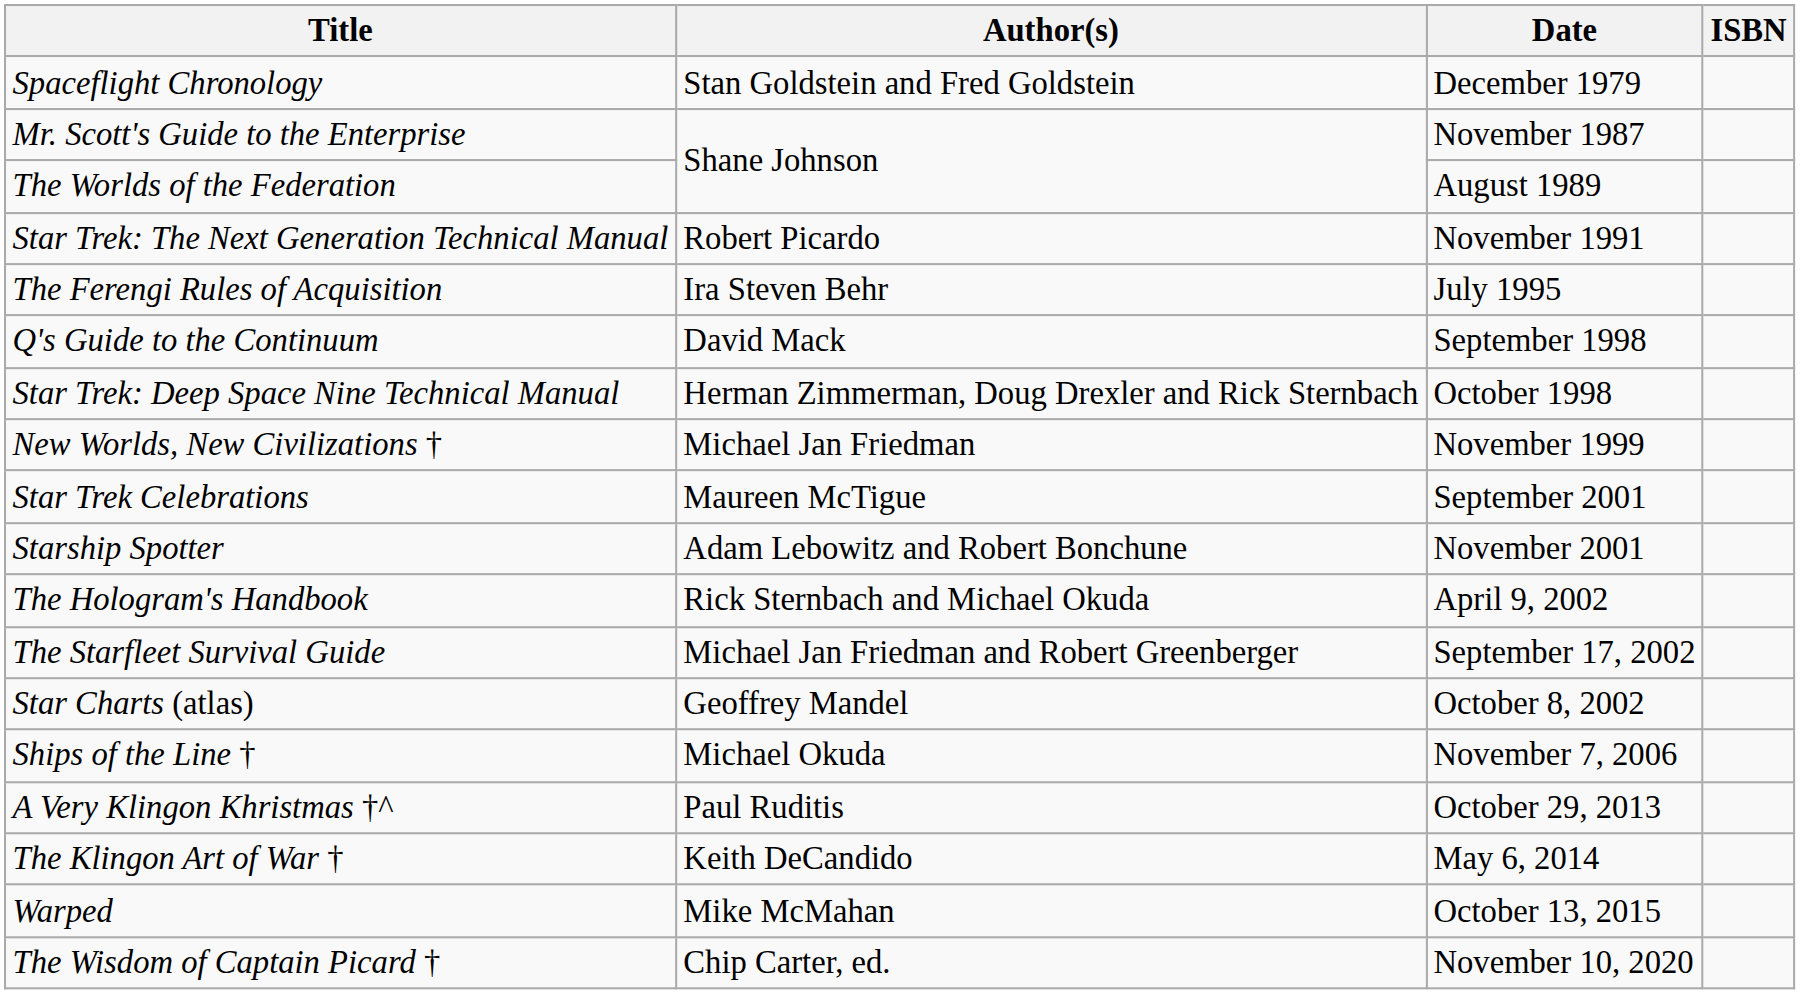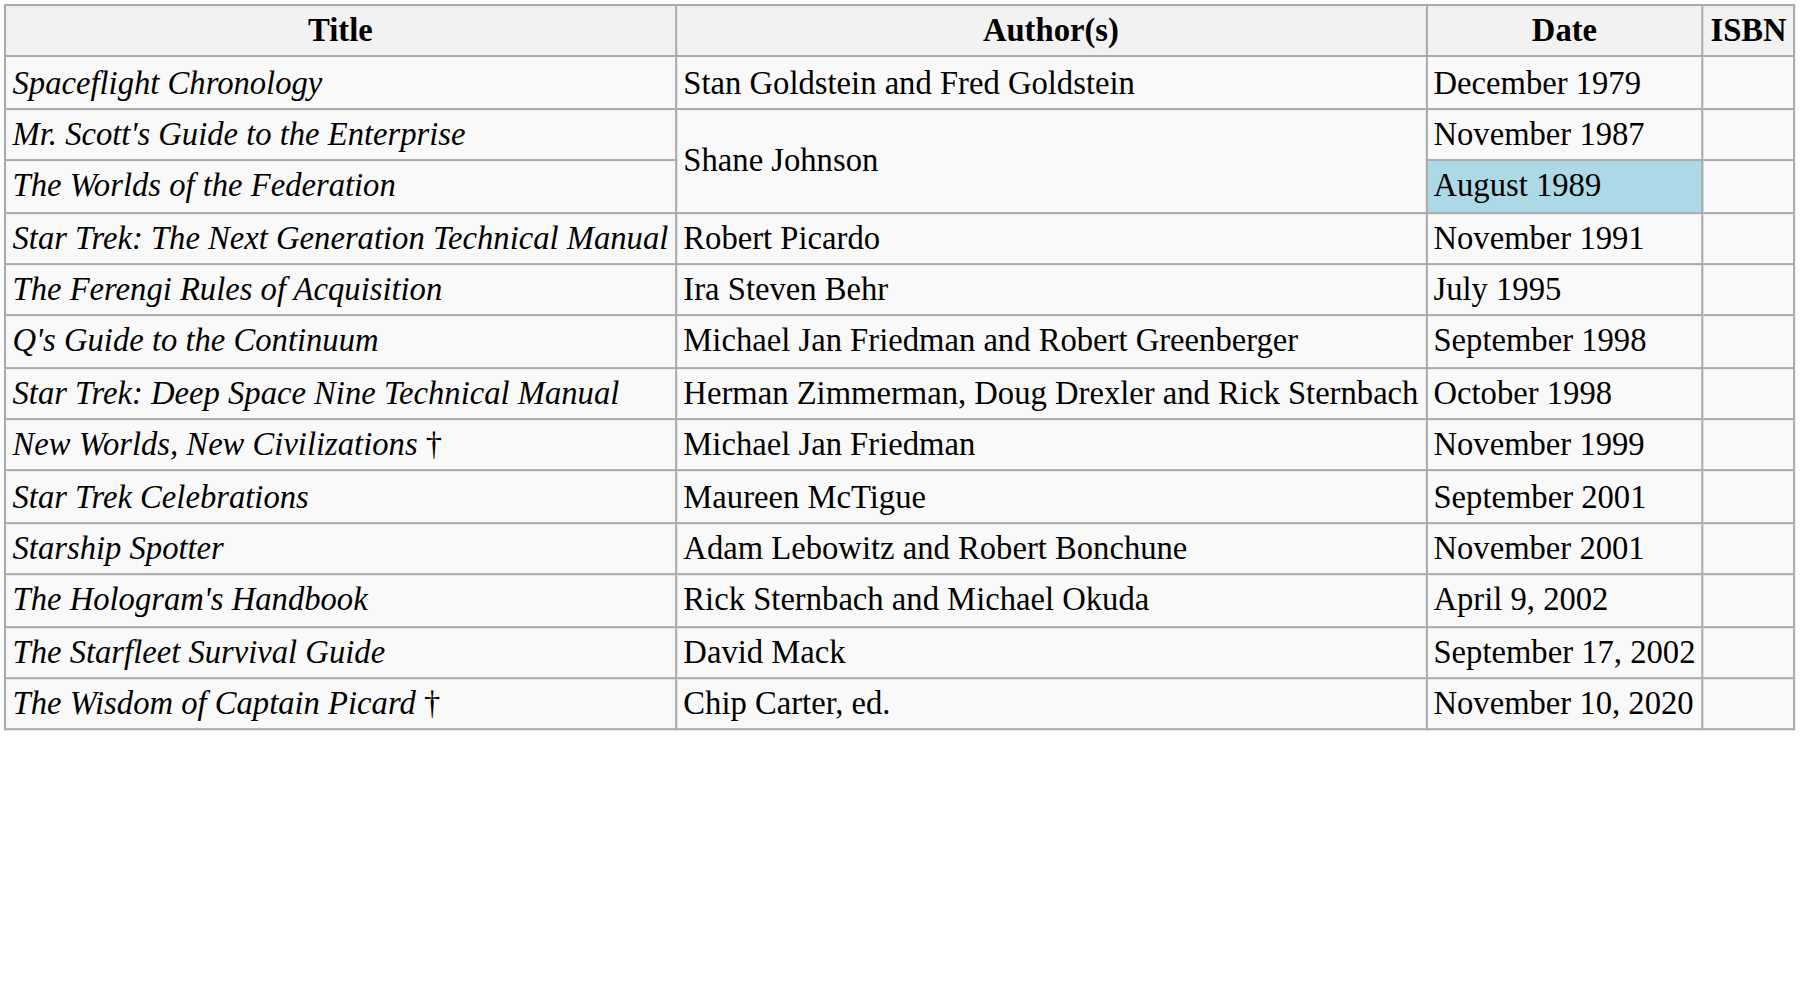(1517, 185) no background -> (1517, 185) lightblue background
(764, 340) David Mack -> (991, 340) Michael Jan Friedman and Robert Greenberger
(991, 651) Michael Jan Friedman and Robert Greenberger -> (764, 651) David Mack
- row: (133, 703)
- row: (134, 755)
- row: (203, 806)
- row: (178, 858)
- row: (63, 910)
